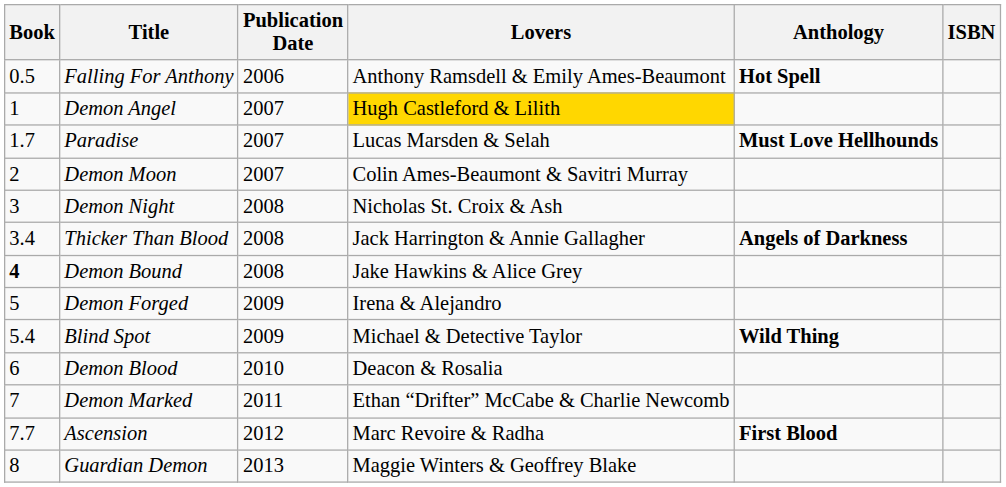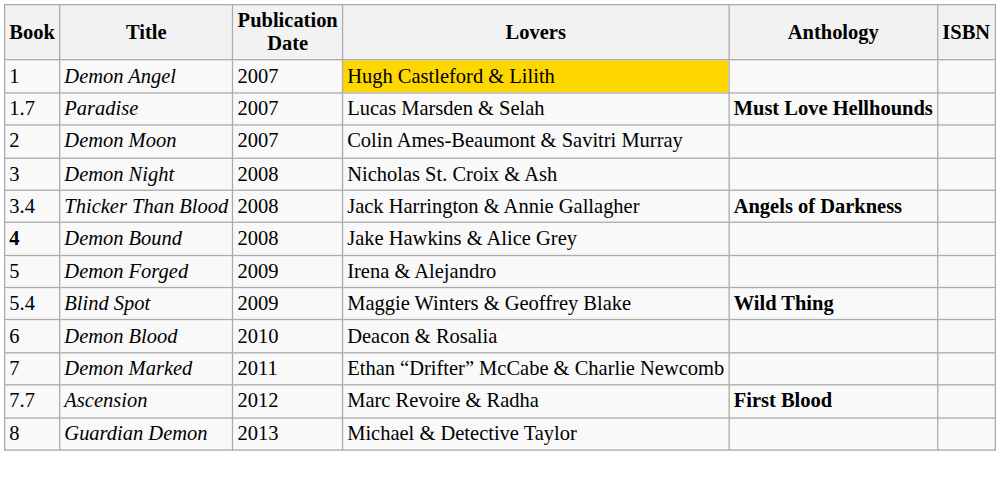- row: (149, 76)
(467, 336) Michael & Detective Taylor -> (489, 303) Maggie Winters & Geoffrey Blake
(494, 466) Maggie Winters & Geoffrey Blake -> (462, 433) Michael & Detective Taylor
